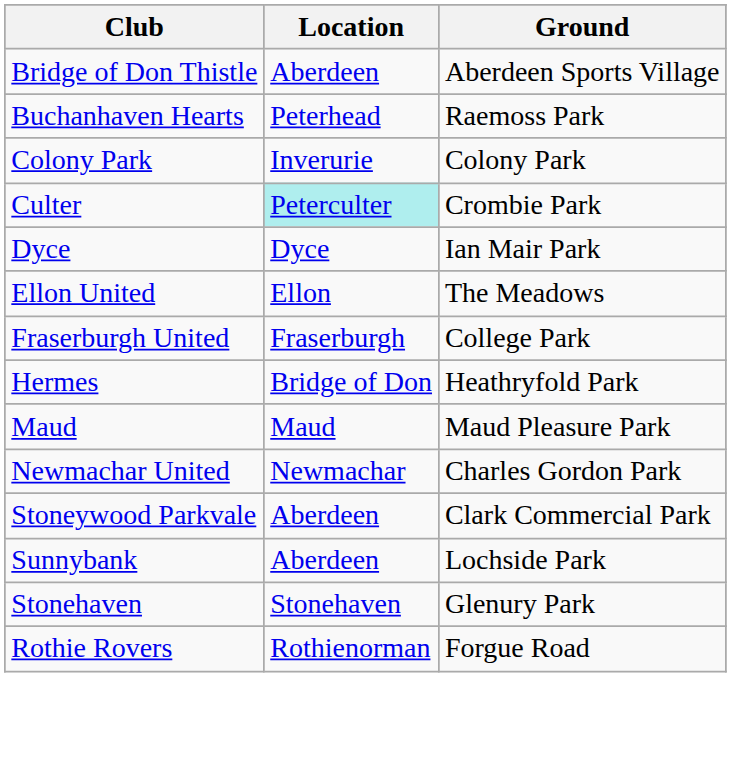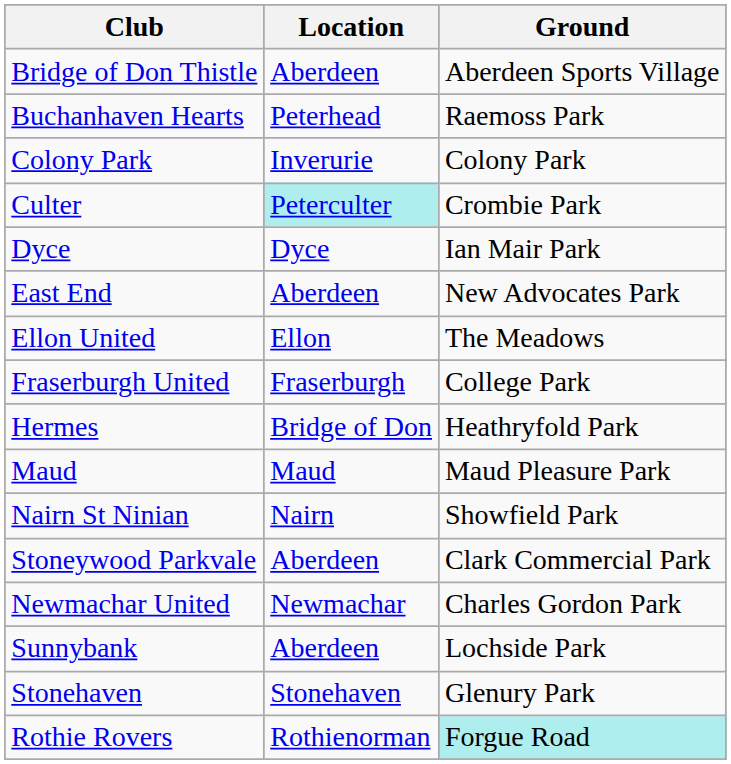+ row: (61, 293)
+ row: (100, 515)
rows swapped: (121, 470) <-> (134, 515)
(517, 648) no background -> (517, 737) paleturquoise background
